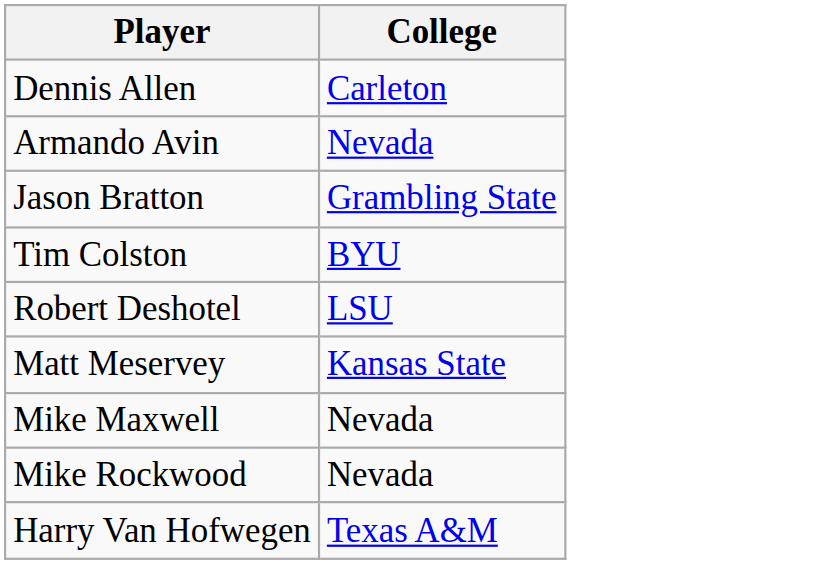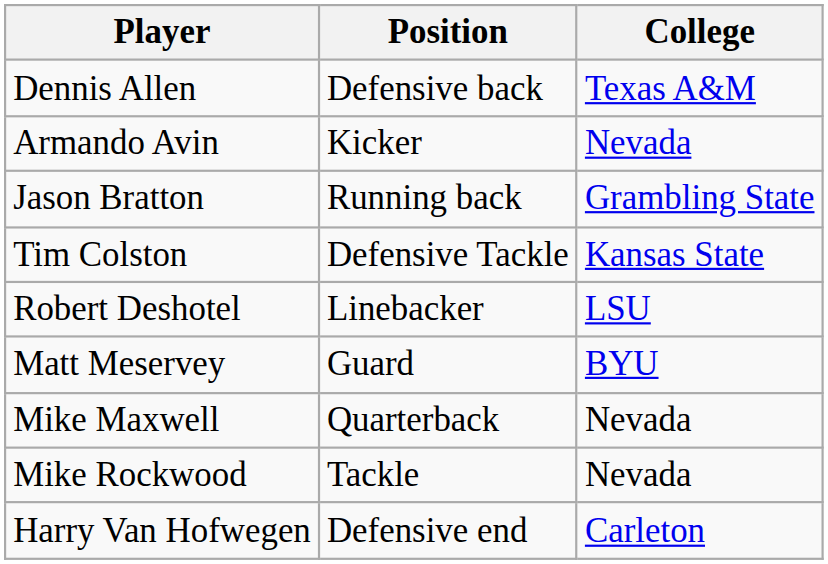+ column: (448, 32)
(387, 87) Carleton -> (670, 87) Texas A&M
(364, 253) BYU -> (675, 253) Kansas State
(416, 364) Kansas State -> (622, 364) BYU
(412, 530) Texas A&M -> (645, 530) Carleton
